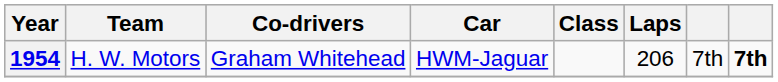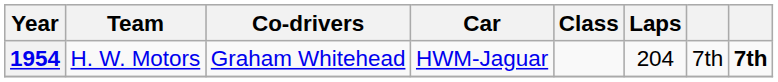(655, 58) 206 -> (655, 58) 204
